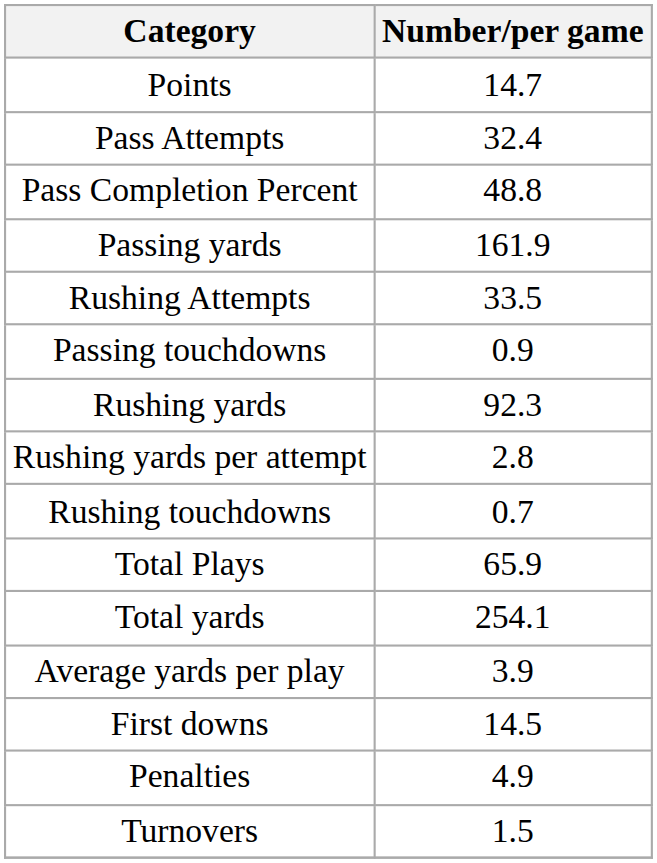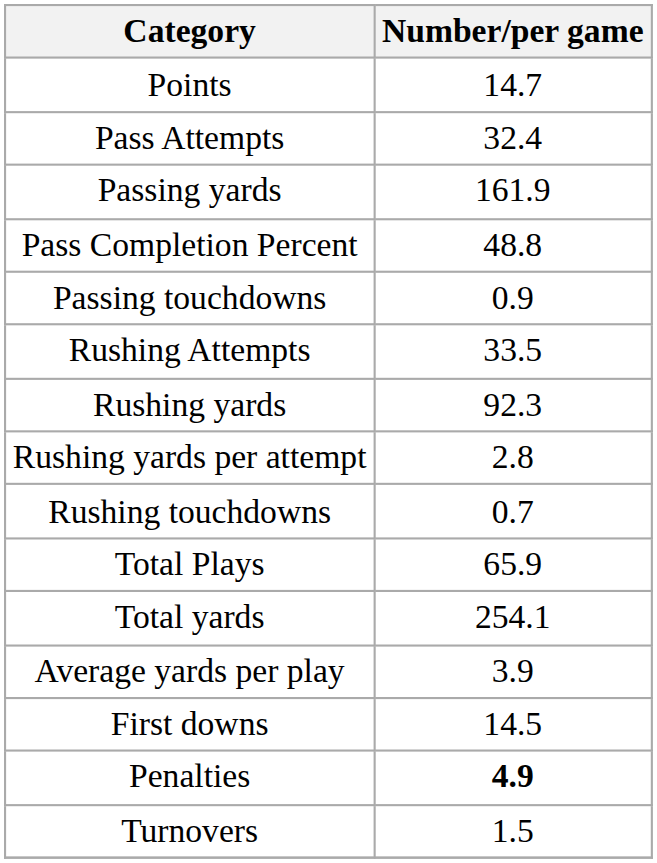rows swapped: (190, 191) <-> (190, 244)
rows swapped: (190, 350) <-> (190, 297)
(513, 777) normal -> (513, 777) bold
